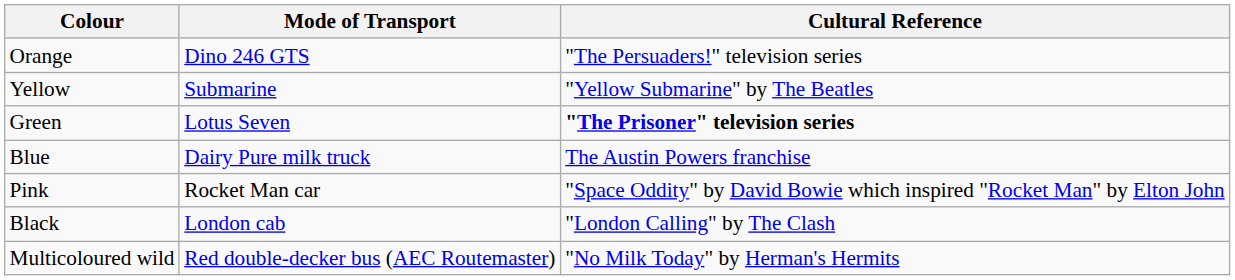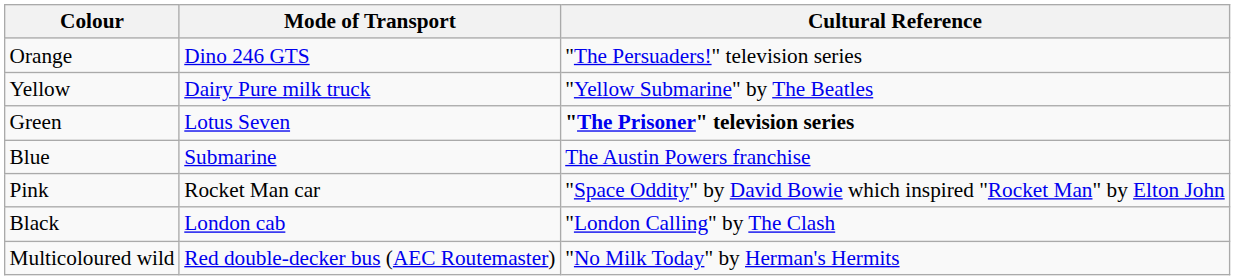(230, 88) Submarine -> (277, 88) Dairy Pure milk truck
(277, 156) Dairy Pure milk truck -> (230, 156) Submarine
